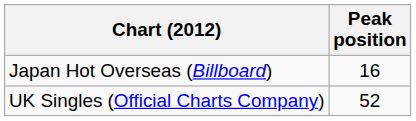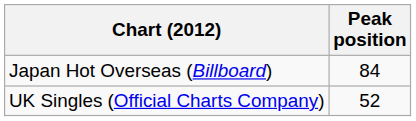(370, 70) 16 -> (370, 70) 84
